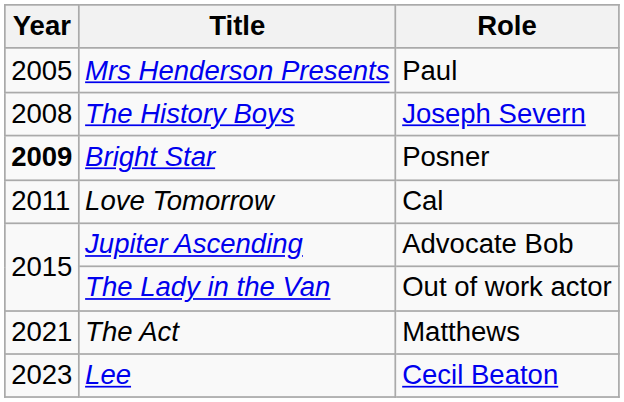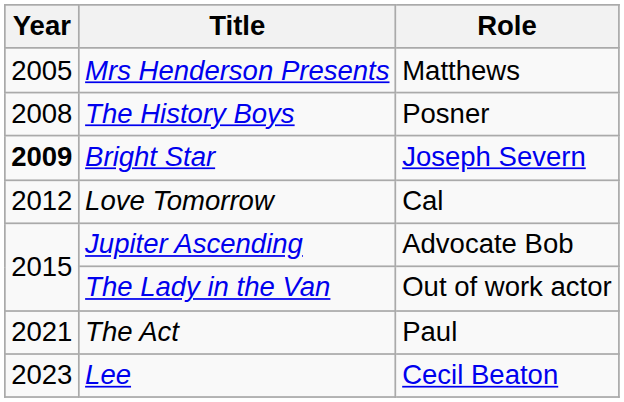(430, 69) Paul -> (461, 69) Matthews
(494, 113) Joseph Severn -> (446, 113) Posner
(446, 157) Posner -> (494, 157) Joseph Severn
(41, 200) 2011 -> (42, 200) 2012
(461, 331) Matthews -> (430, 331) Paul
